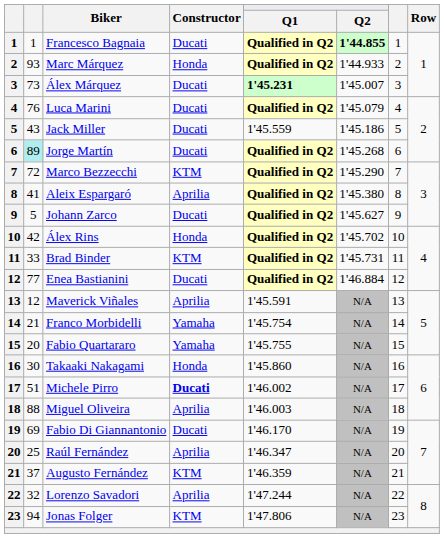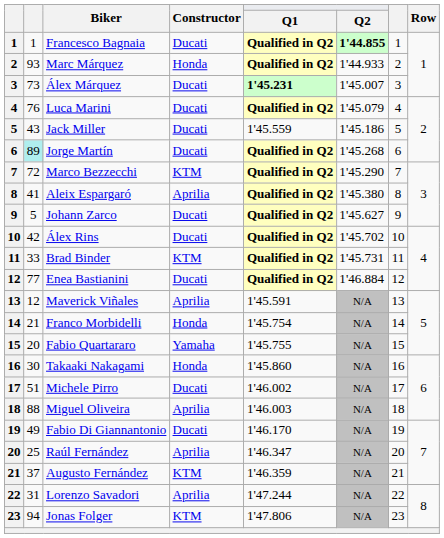(190, 236) Honda -> (190, 236) Ducati
(194, 322) Yamaha -> (190, 322) Honda
(191, 387) bold -> (190, 387) normal
(33, 430) 69 -> (33, 430) 49
(33, 494) 32 -> (33, 494) 31
